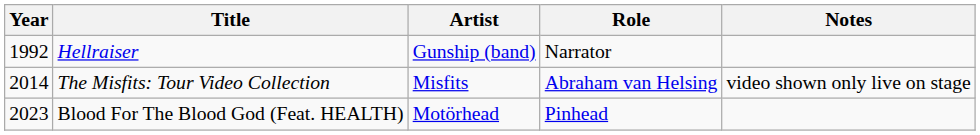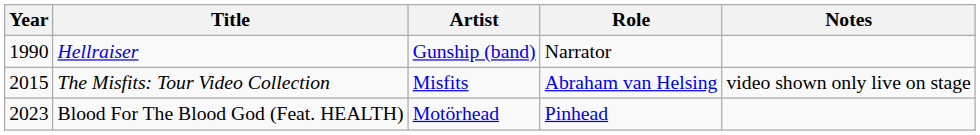(29, 51) 1992 -> (29, 51) 1990
(29, 82) 2014 -> (29, 82) 2015
